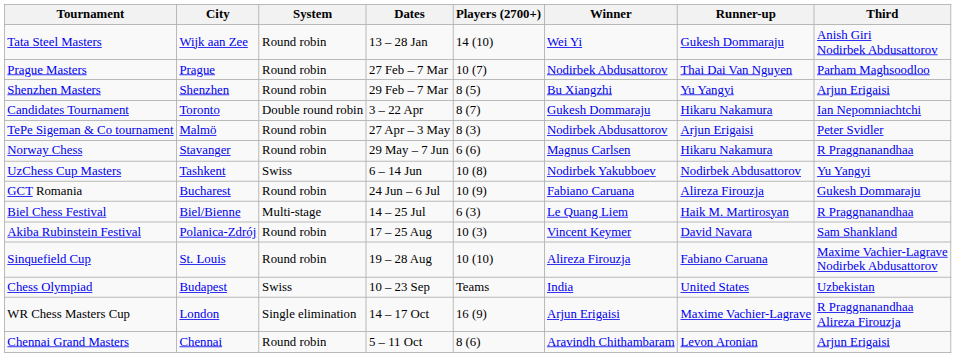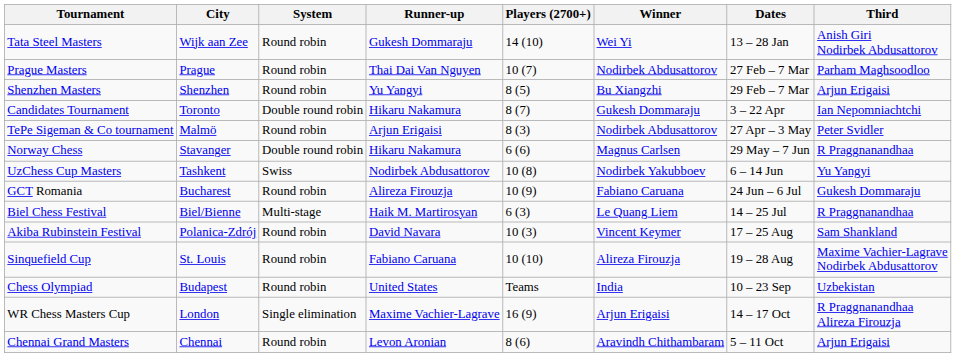columns swapped: (410, 14) <-> (746, 14)
(294, 150) Round robin -> (313, 150) Double round robin
(277, 287) Swiss -> (294, 287) Round robin
